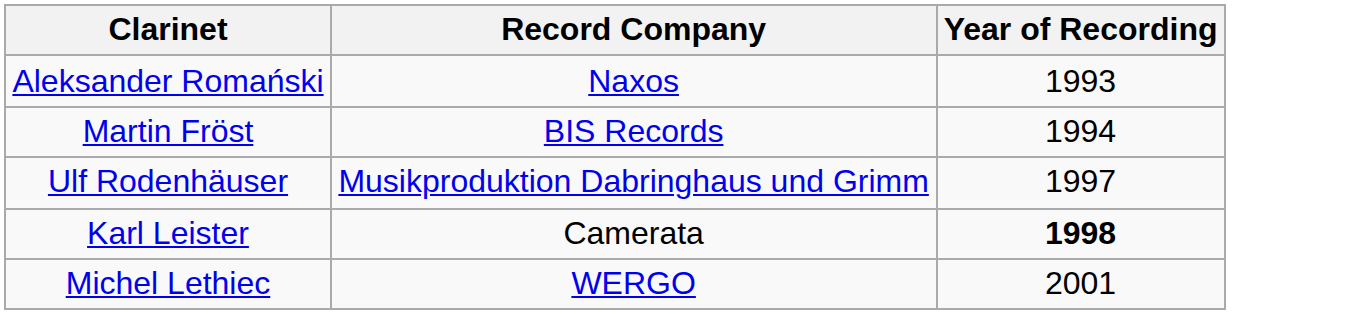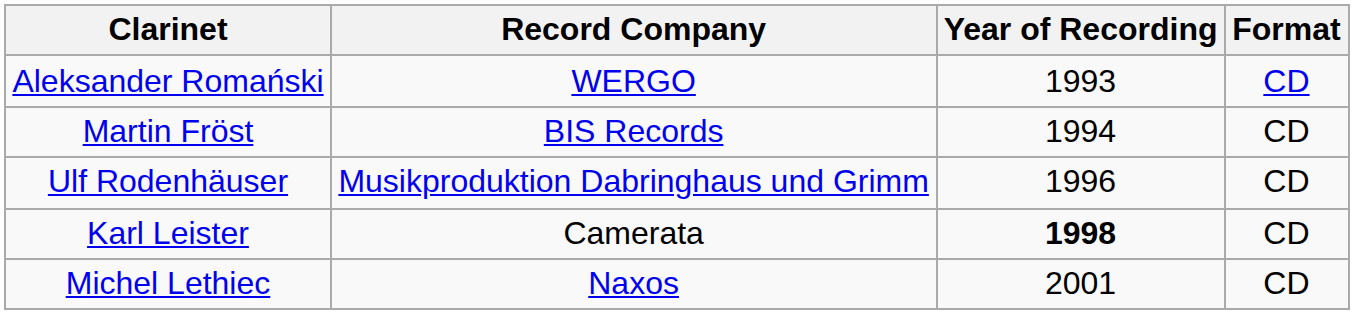+ column: (1286, 29)
(634, 80) Naxos -> (634, 80) WERGO
(1081, 182) 1997 -> (1081, 182) 1996
(634, 283) WERGO -> (634, 283) Naxos
